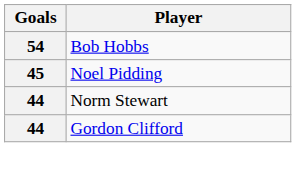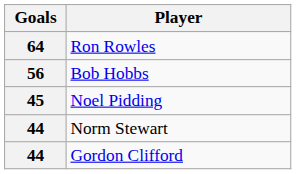+ row: (113, 45)
(36, 45) 54 -> (36, 73) 56
